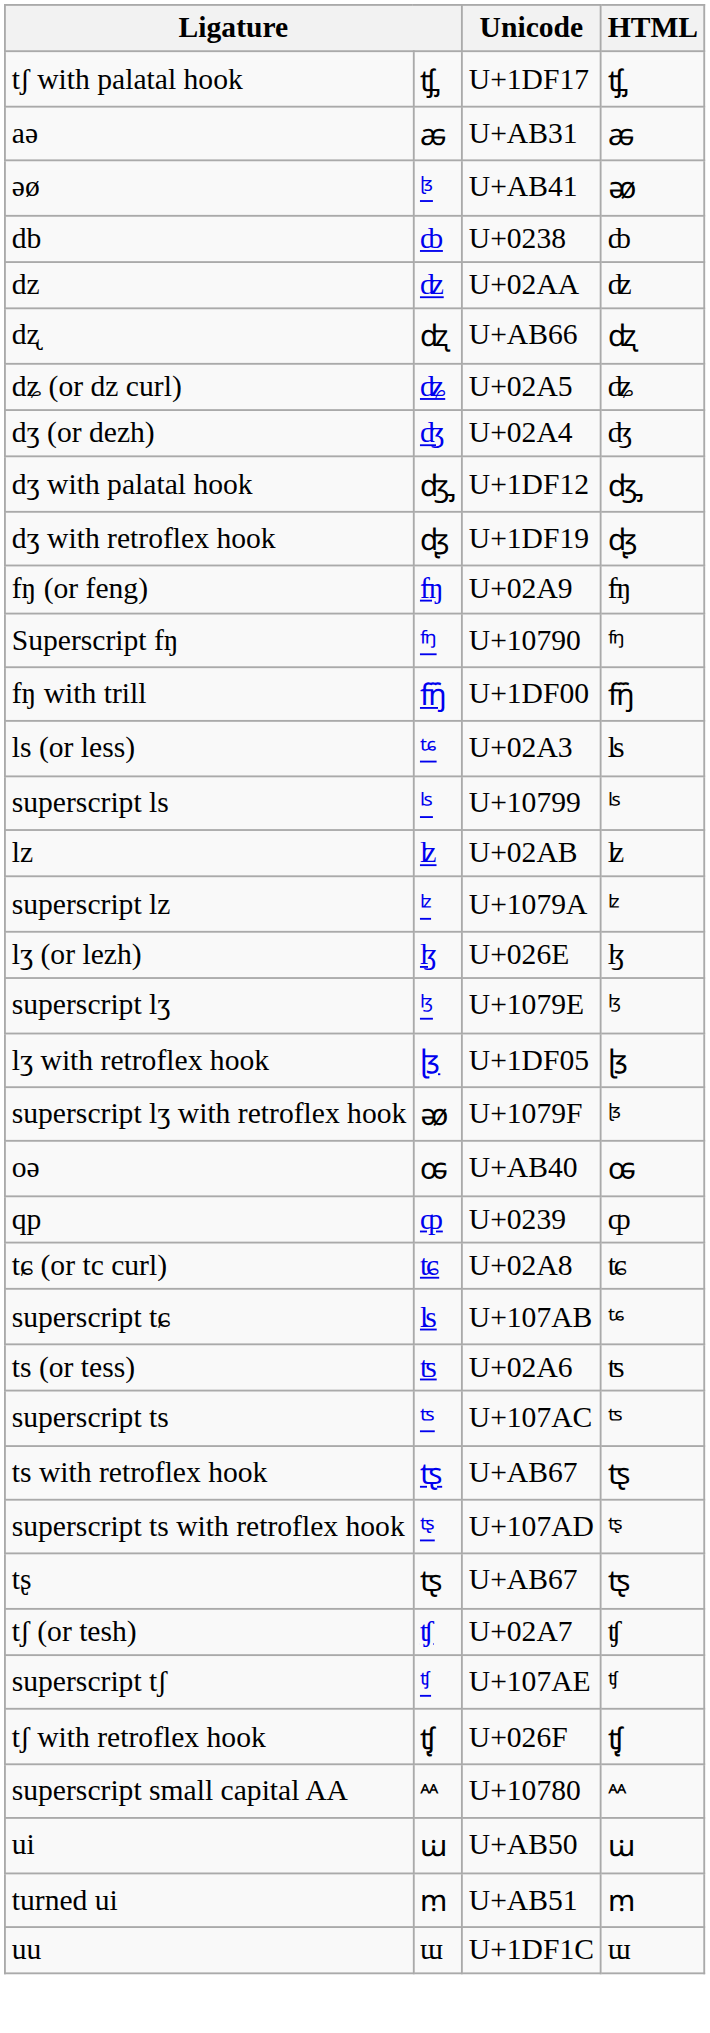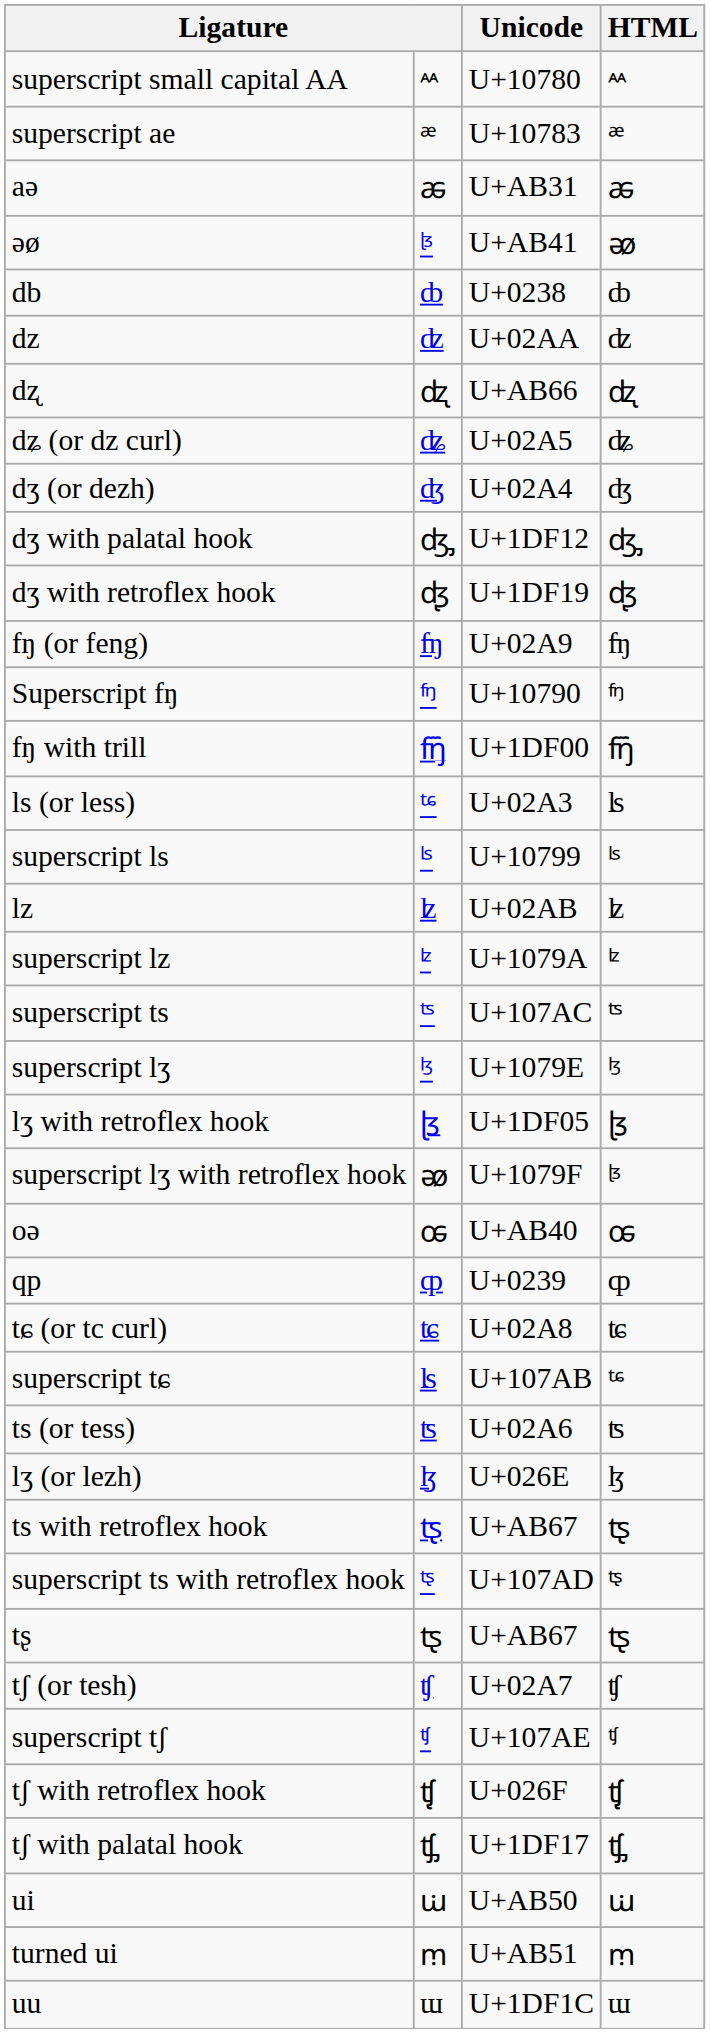rows swapped: (180, 1790) <-> (127, 78)
+ row: (94, 132)
rows swapped: (77, 954) <-> (90, 1417)
